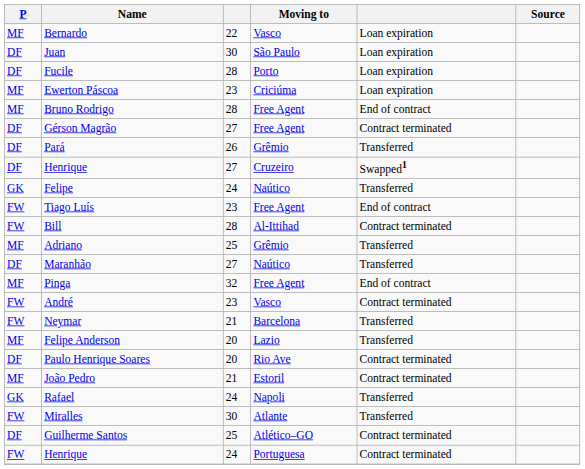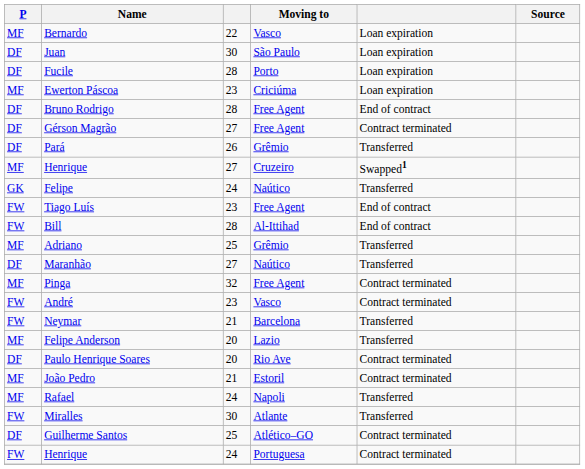(15, 109) MF -> (14, 109) DF
(14, 167) DF -> (15, 167) MF
(406, 226) Contract terminated -> (395, 226) End of contract
(395, 283) End of contract -> (406, 283) Contract terminated
(15, 397) GK -> (15, 397) MF
